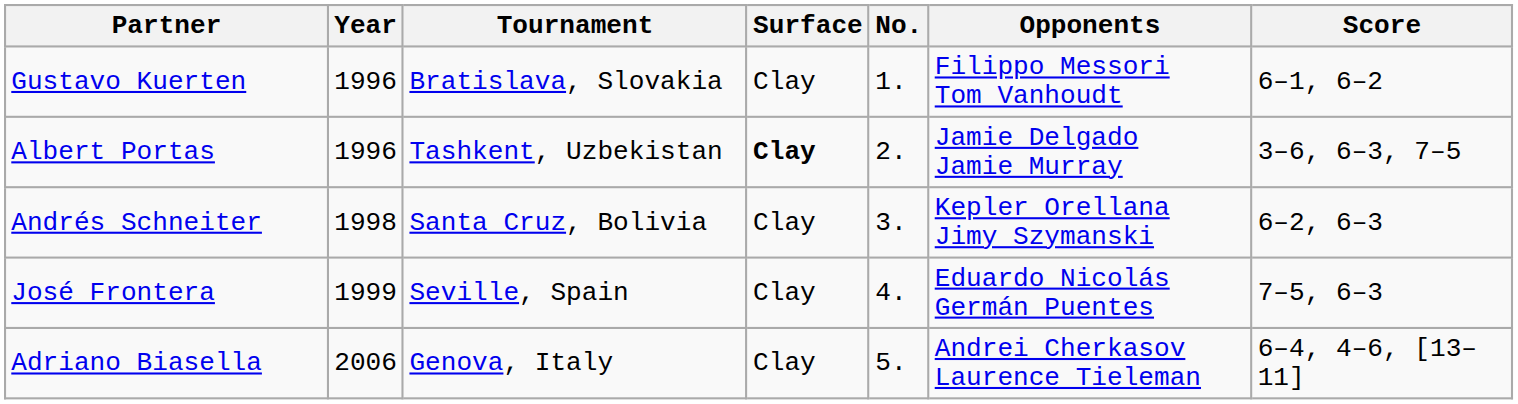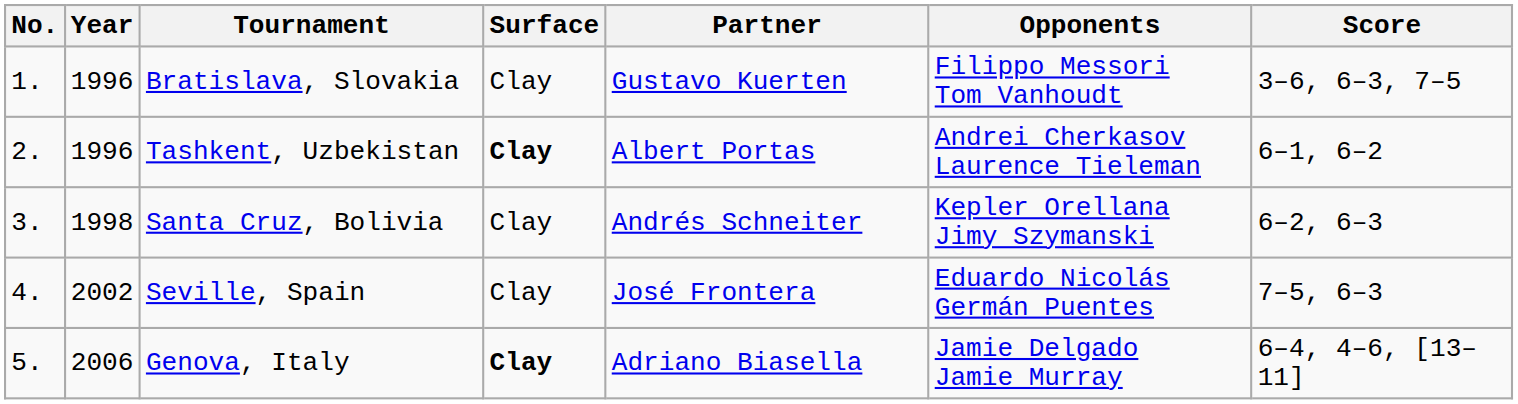columns swapped: (899, 25) <-> (167, 25)
(1320, 81) 6–1, 6–2 -> (1360, 81) 3–6, 6–3, 7–5
(1037, 152) Jamie Delgado Jamie Murray -> (1068, 152) Andrei Cherkasov Laurence Tieleman
(1360, 152) 3–6, 6–3, 7–5 -> (1320, 152) 6–1, 6–2
(366, 293) 1999 -> (102, 293) 2002
(784, 363) normal -> (521, 363) bold
(1068, 363) Andrei Cherkasov Laurence Tieleman -> (1037, 363) Jamie Delgado Jamie Murray
